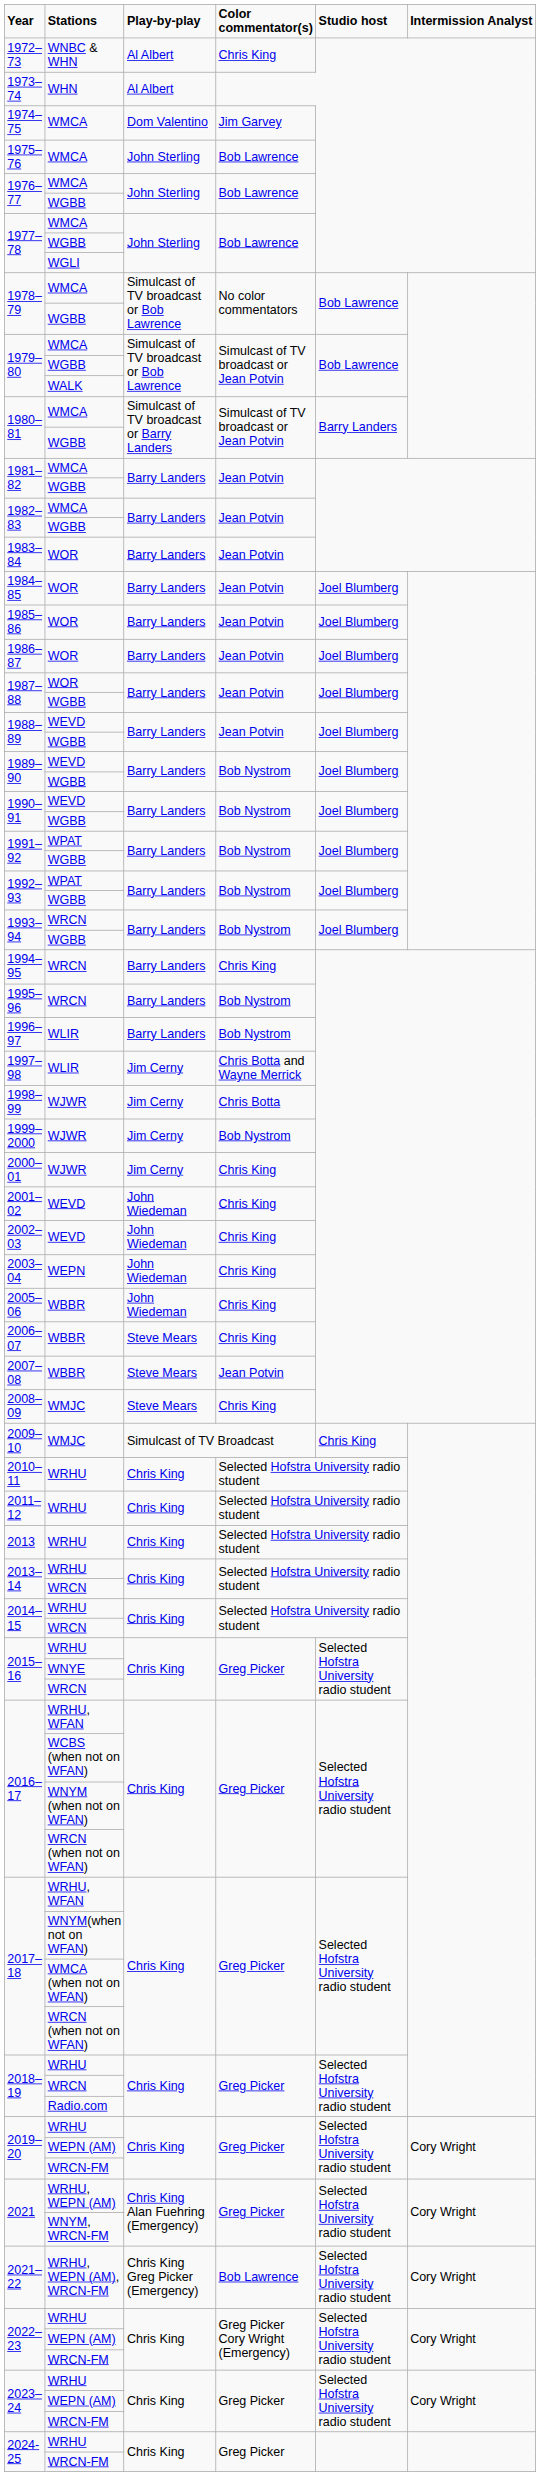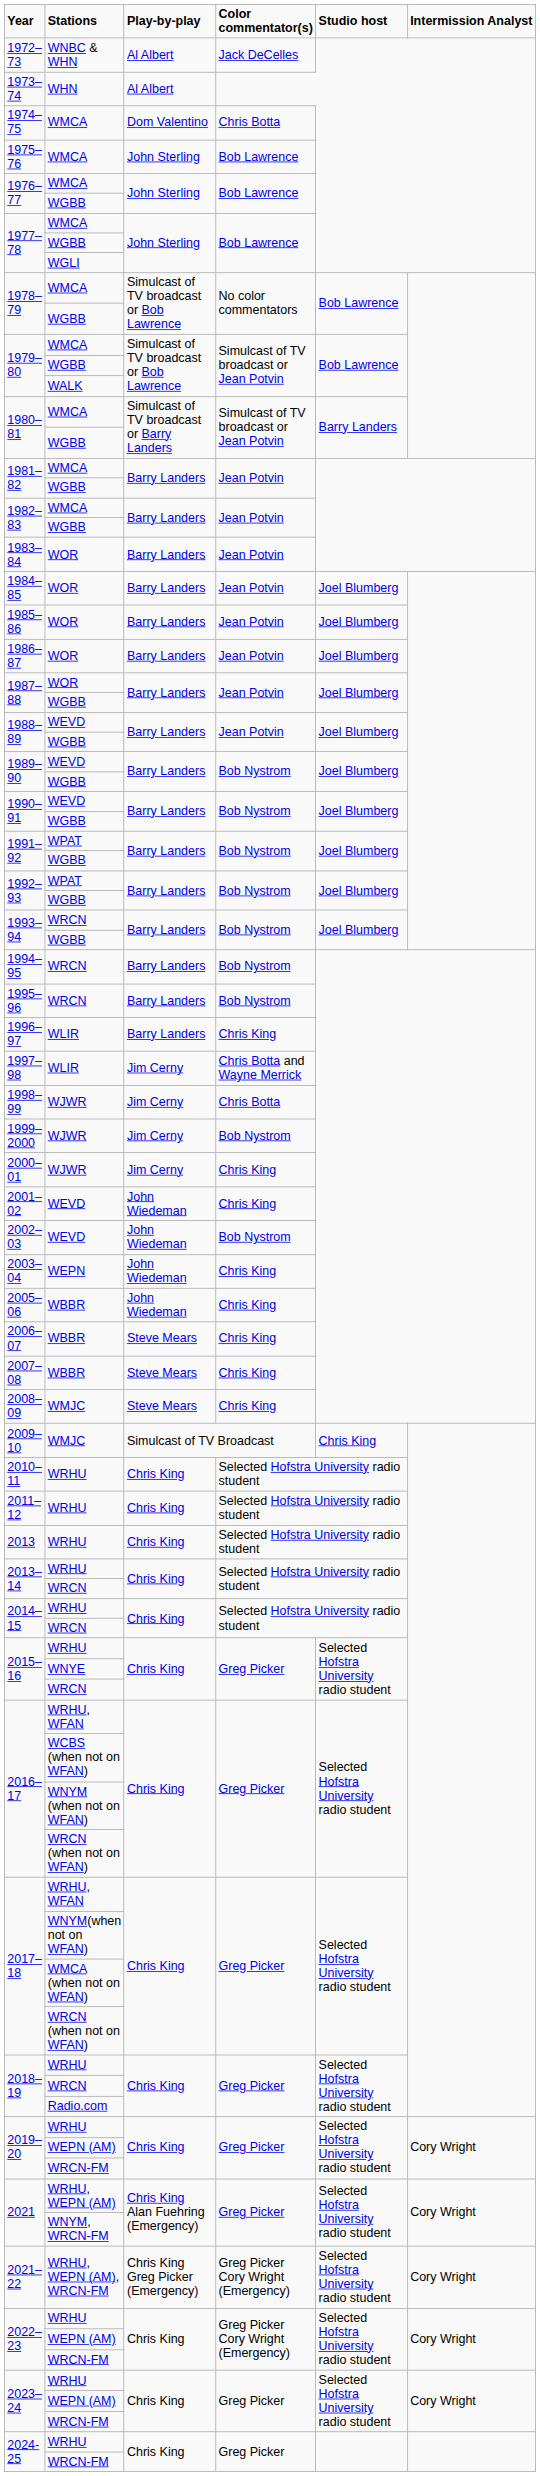(247, 55) Chris King -> (258, 55) Jack DeCelles
(250, 122) Jim Garvey -> (249, 122) Chris Botta
(247, 966) Chris King -> (255, 966) Bob Nystrom
(255, 1034) Bob Nystrom -> (247, 1034) Chris King
(247, 1237) Chris King -> (255, 1237) Bob Nystrom
(251, 1372) Jean Potvin -> (247, 1372) Chris King
(258, 2277) Bob Lawrence -> (254, 2277) Greg Picker Cory Wright (Emergency)
